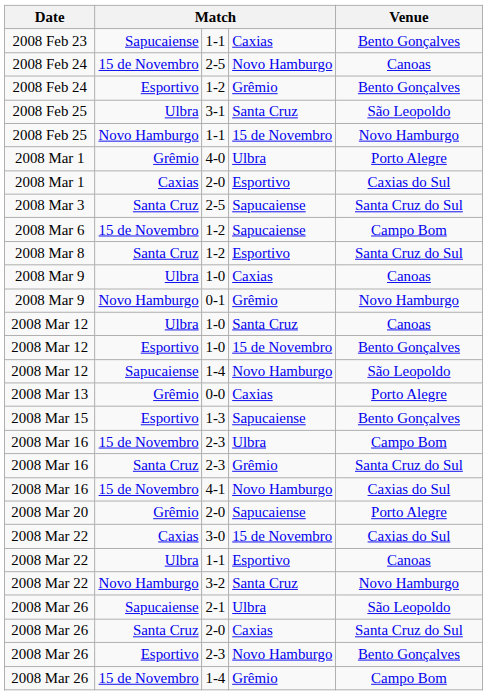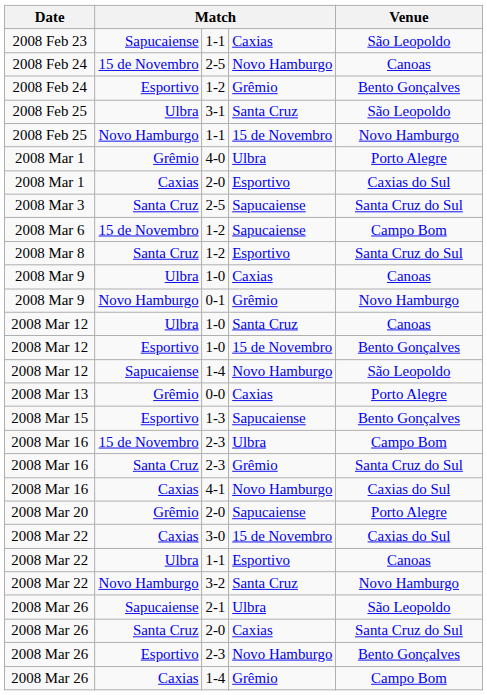(409, 40) Bento Gonçalves -> (409, 40) São Leopoldo
(149, 489) 15 de Novembro -> (178, 489) Caxias
(149, 677) 15 de Novembro -> (178, 677) Caxias
